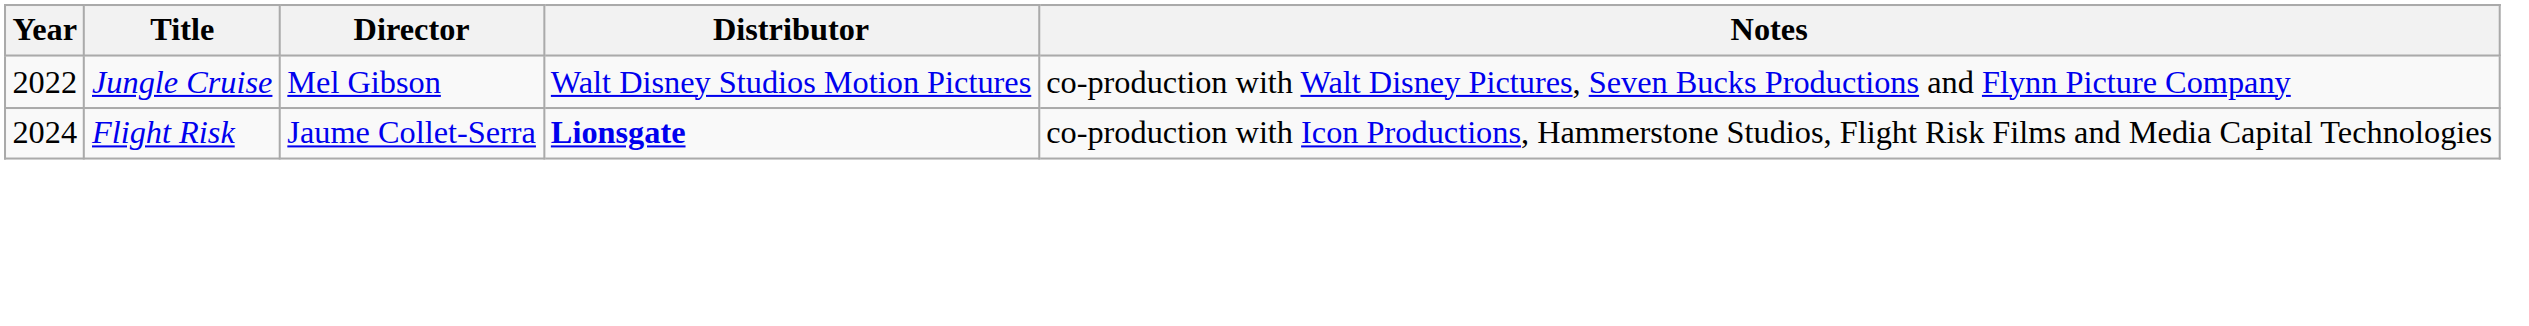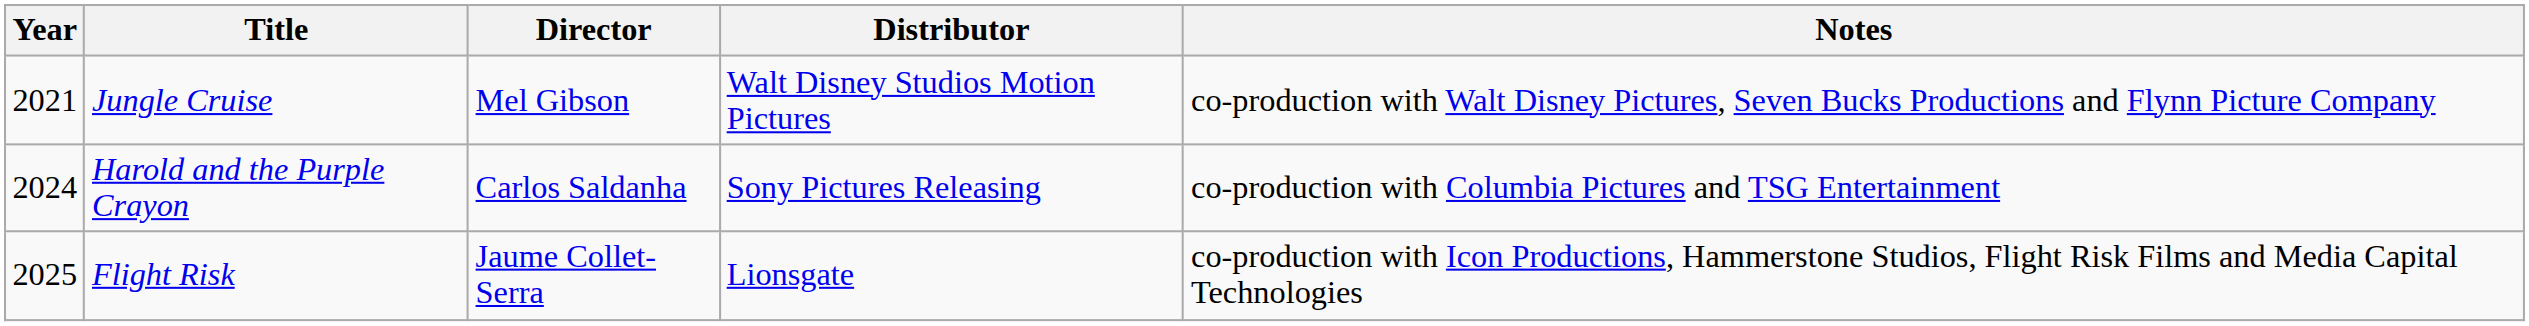(45, 81) 2022 -> (45, 99) 2021
+ row: (238, 187)
(45, 132) 2024 -> (45, 274) 2025
(618, 132) bold -> (790, 274) normal
